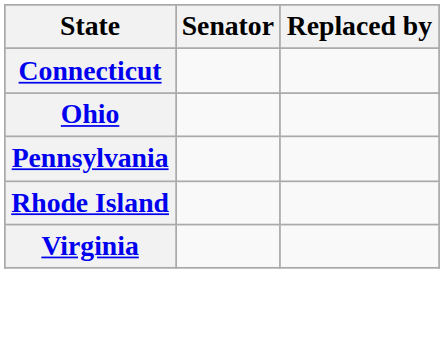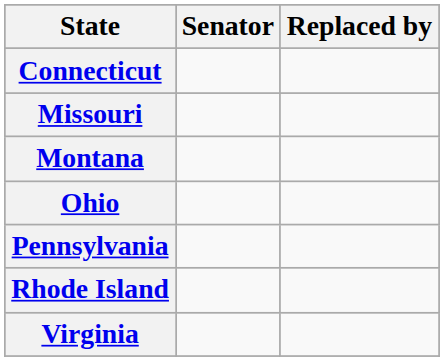+ row: (90, 114)
+ row: (90, 158)
